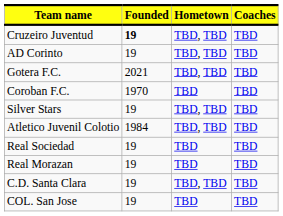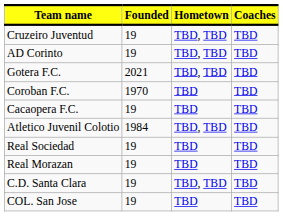(131, 35) bold -> (131, 35) normal
- row: (34, 109)
+ row: (43, 109)
